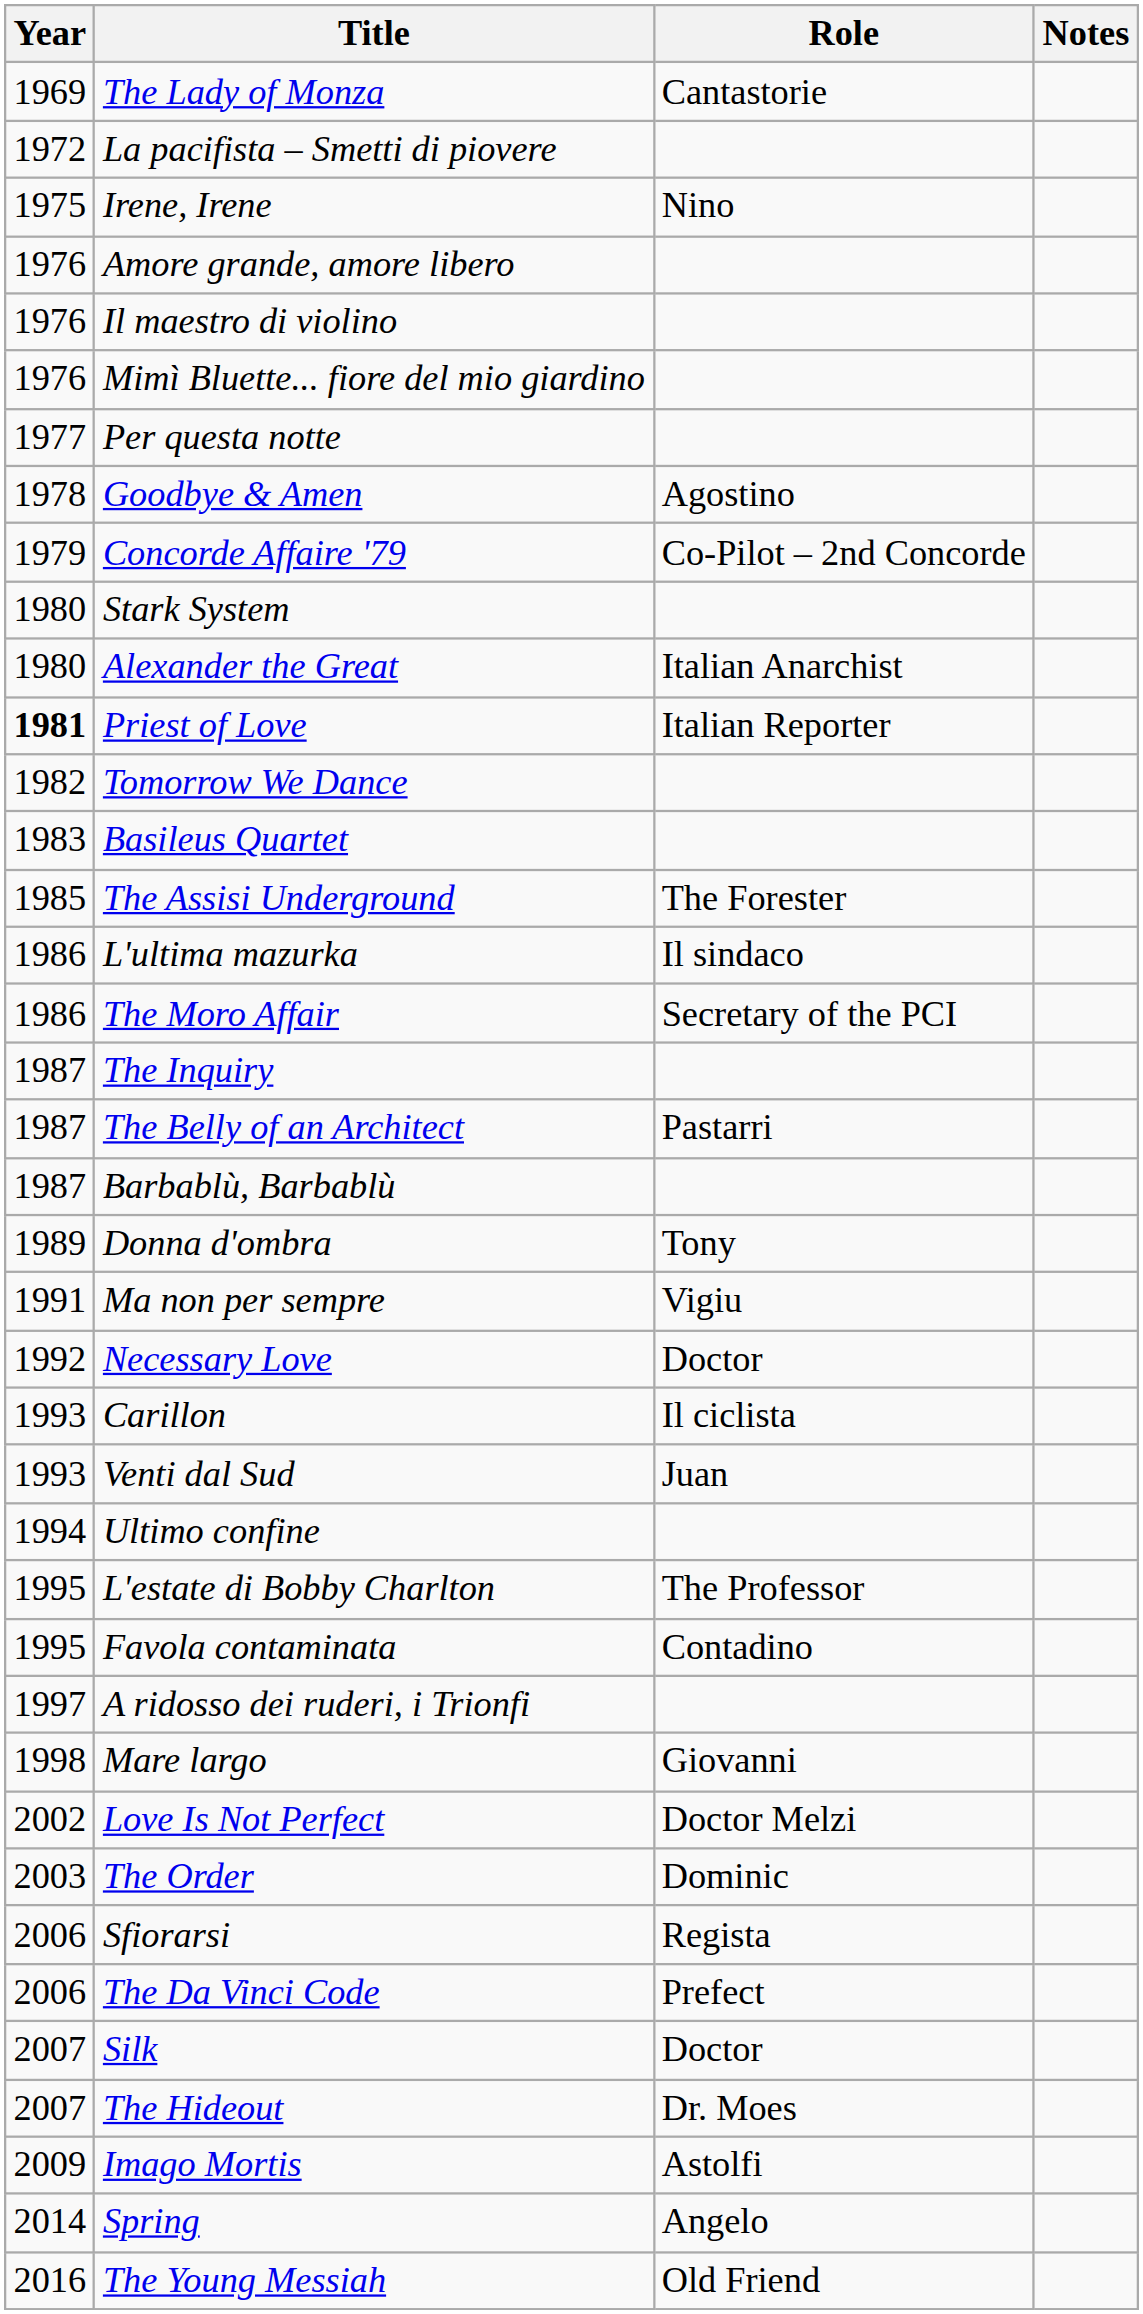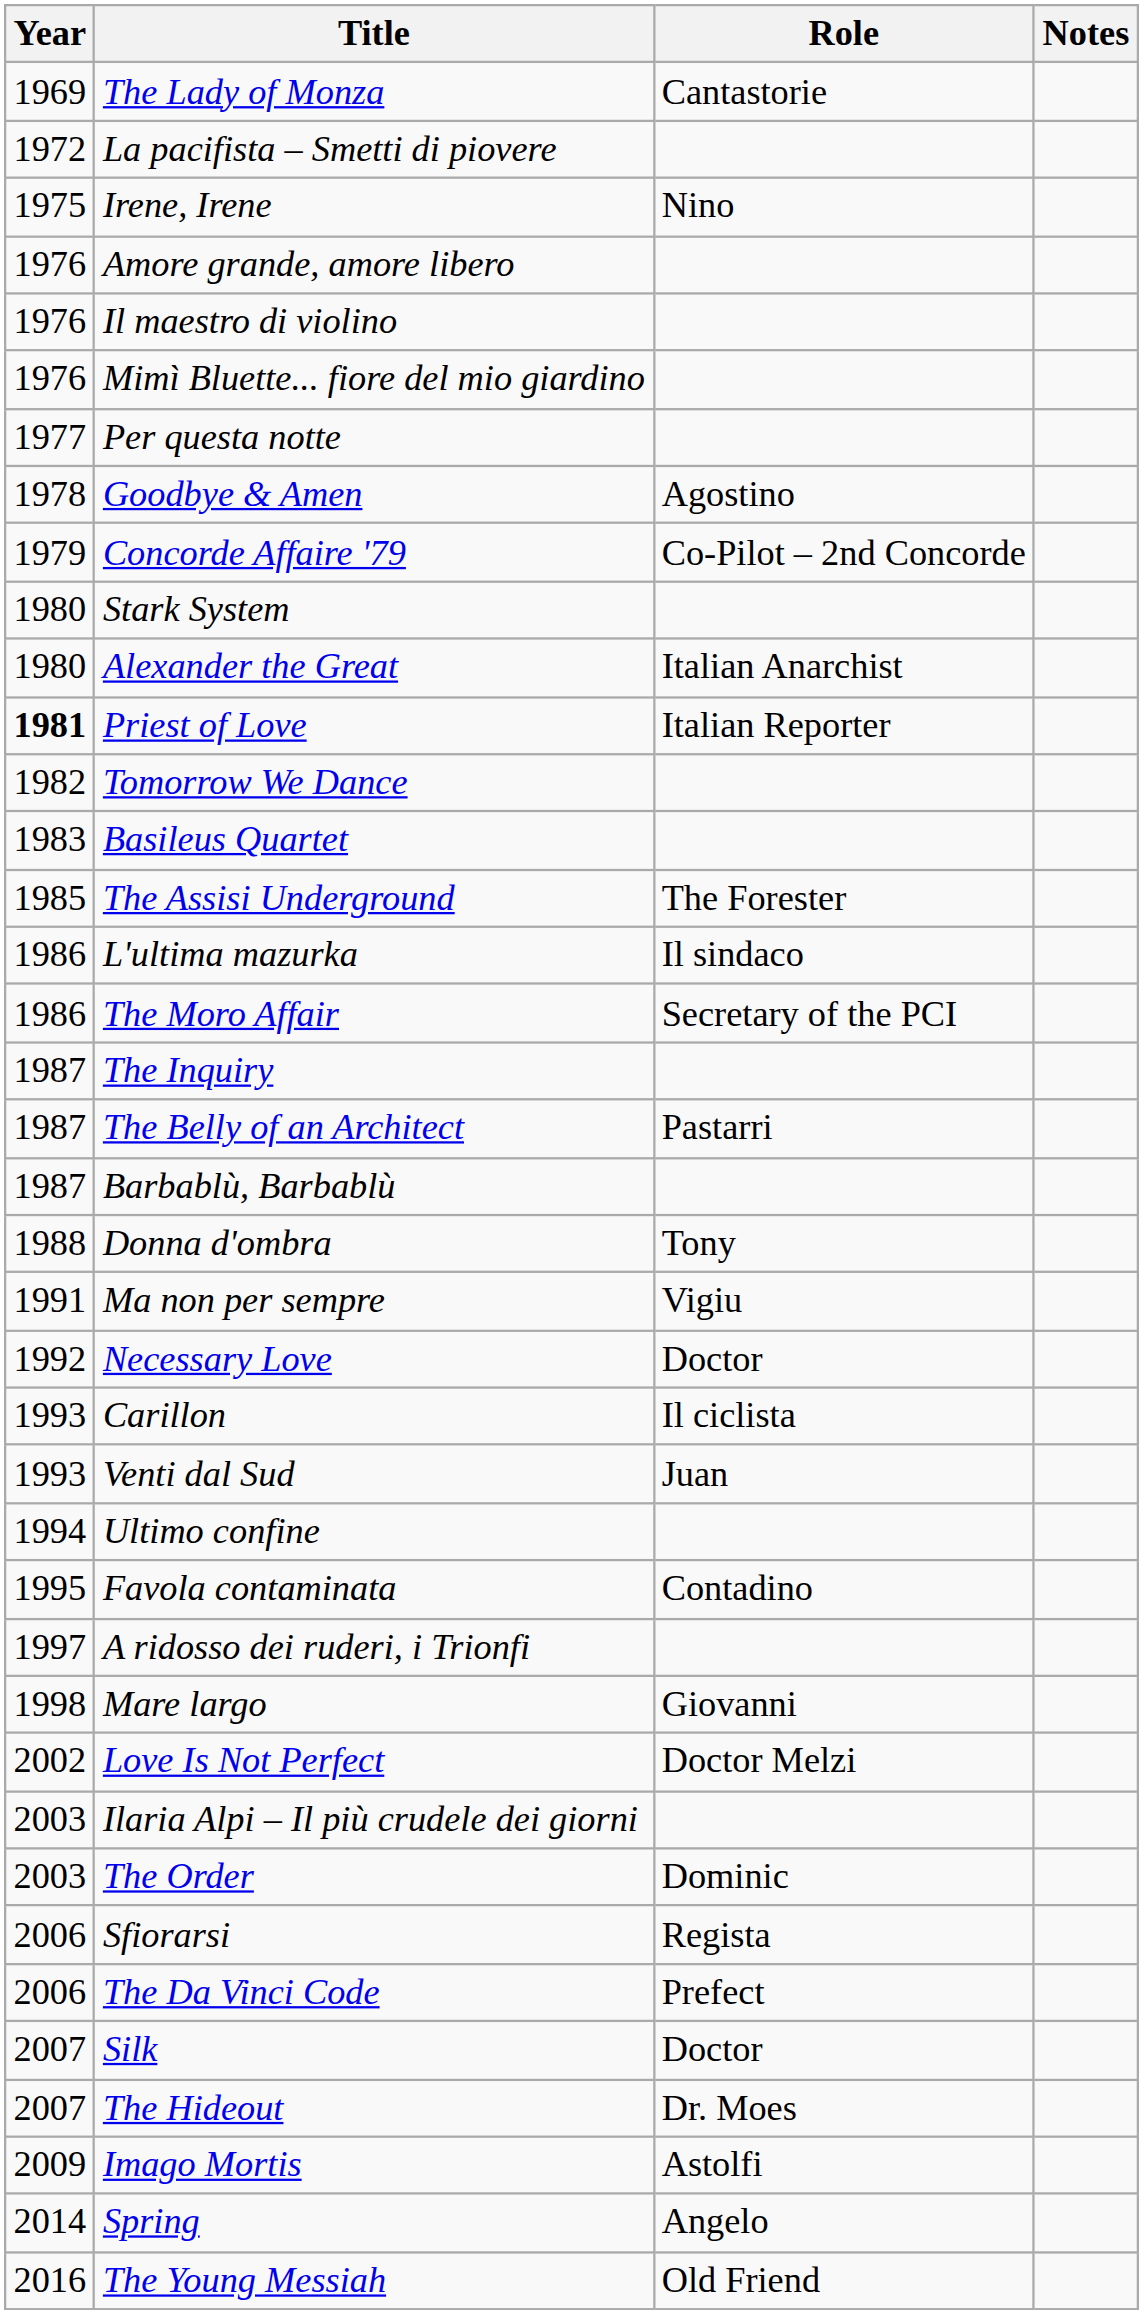(50, 1242) 1989 -> (50, 1242) 1988
- row: (299, 1588)
+ row: (370, 1818)
